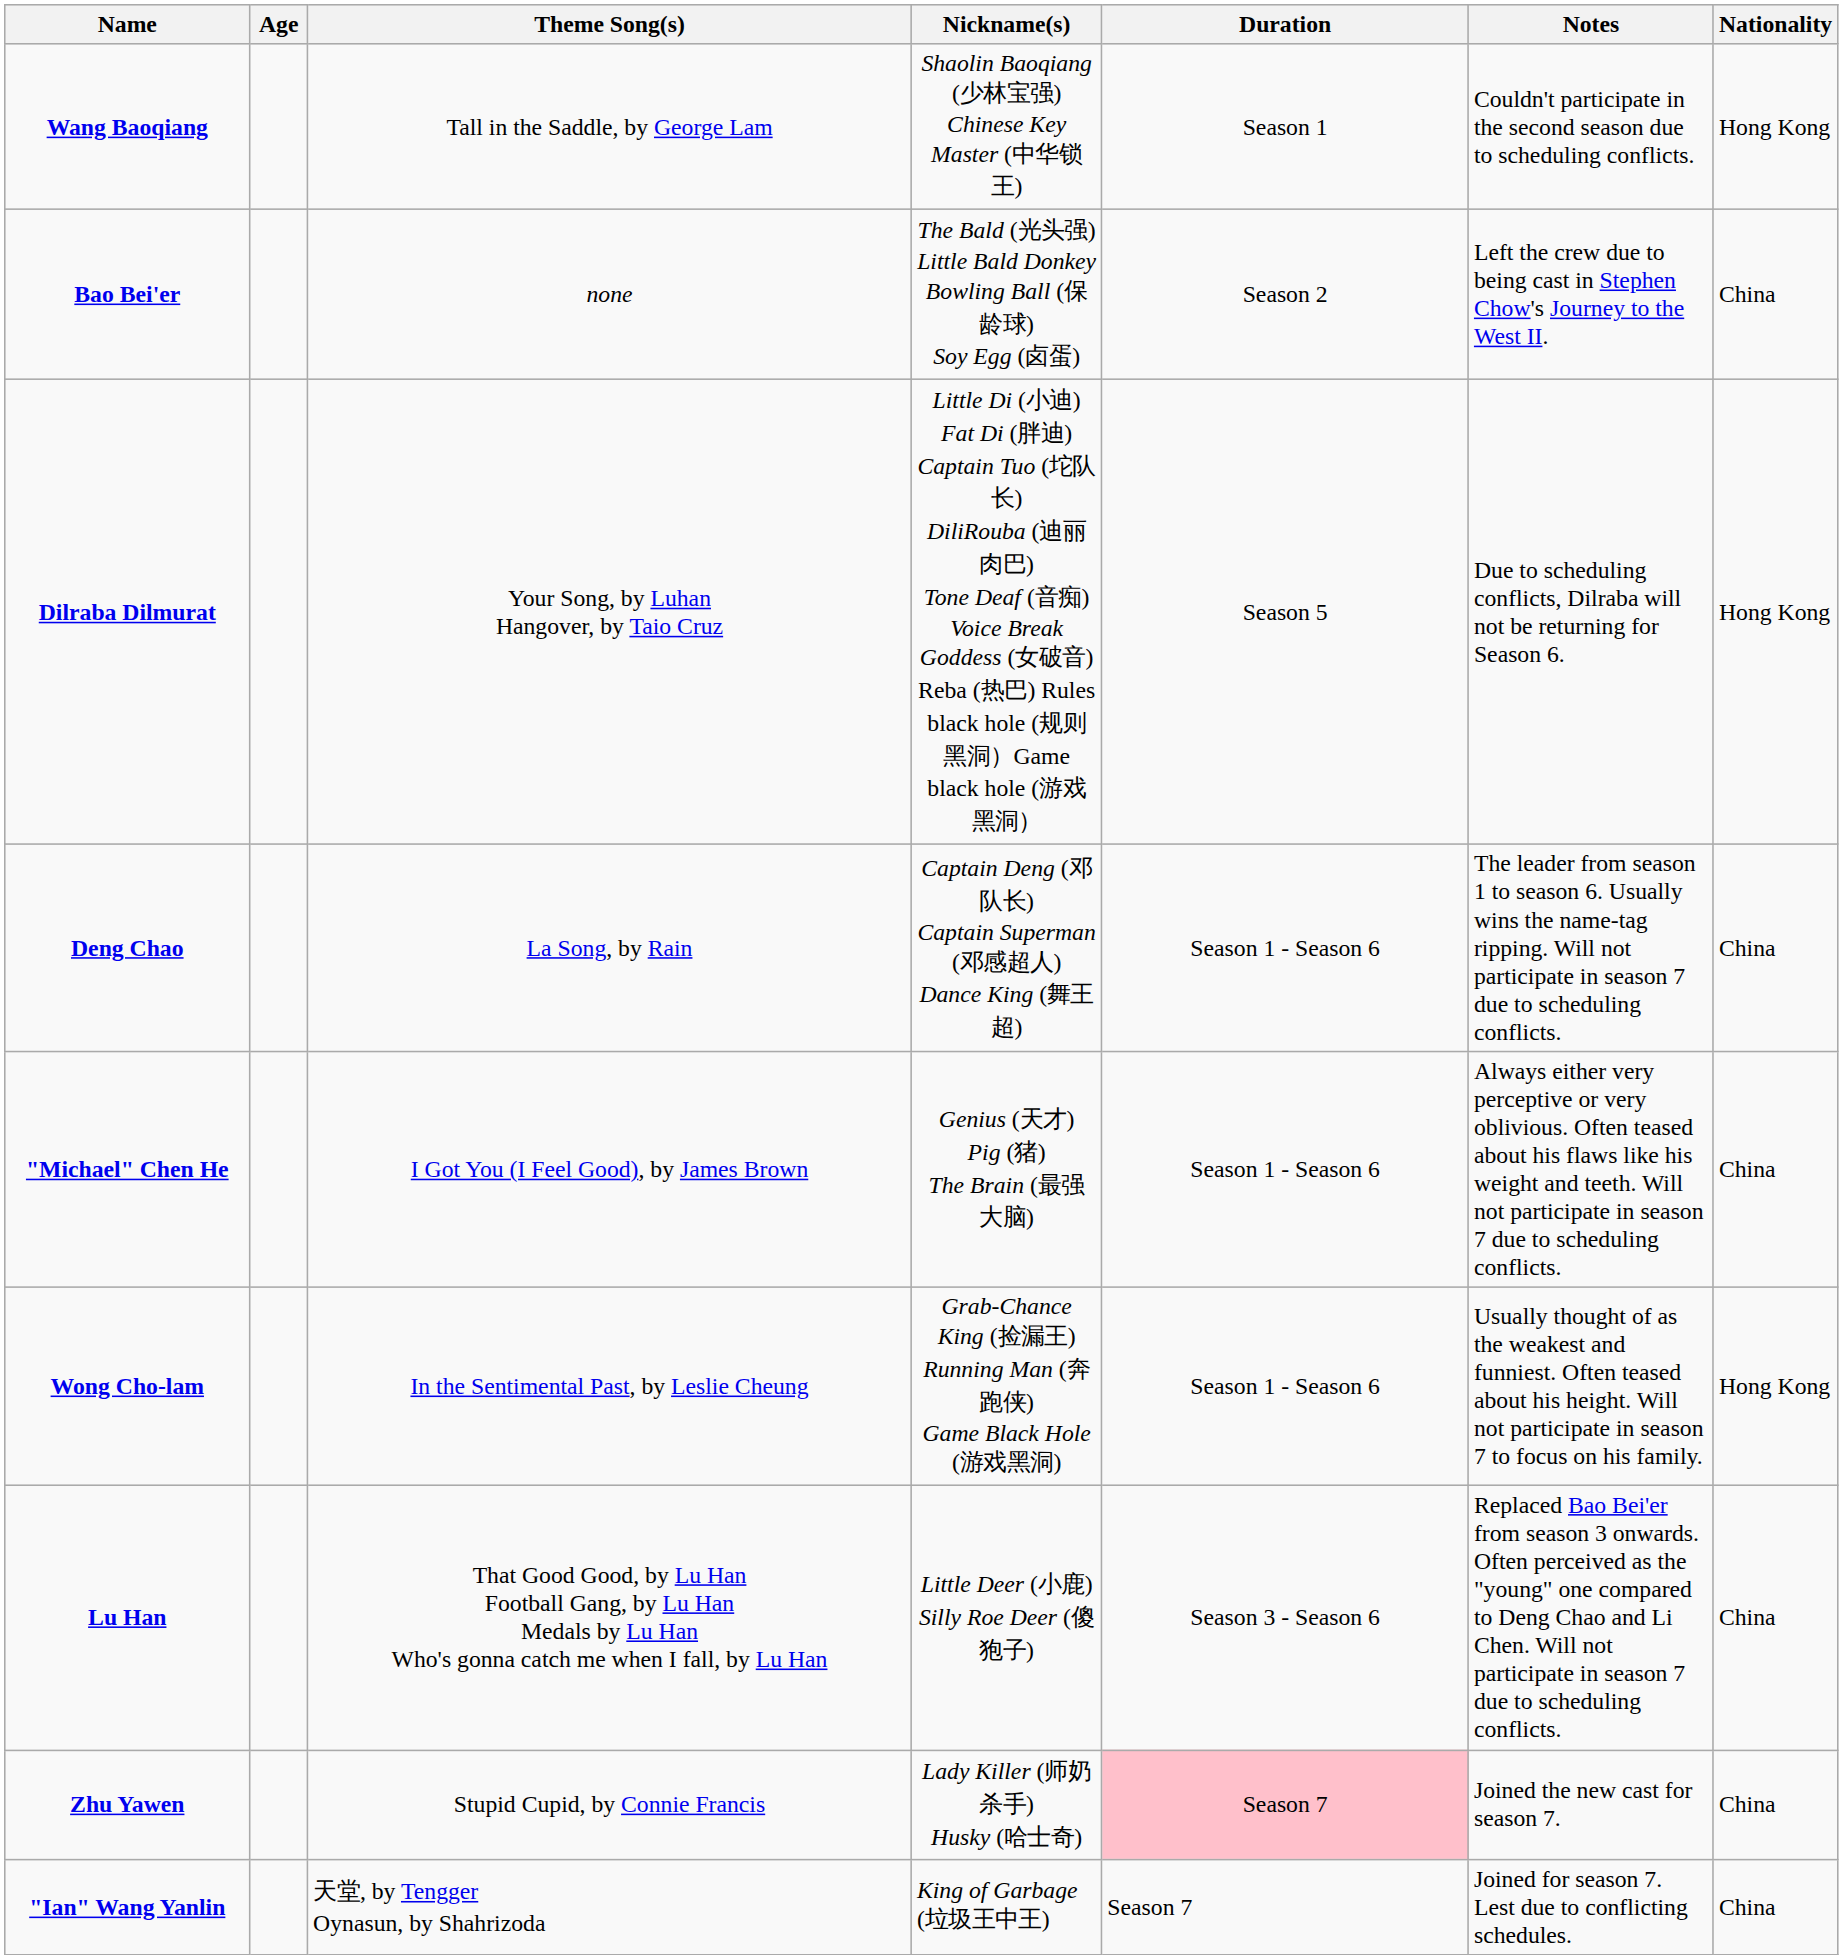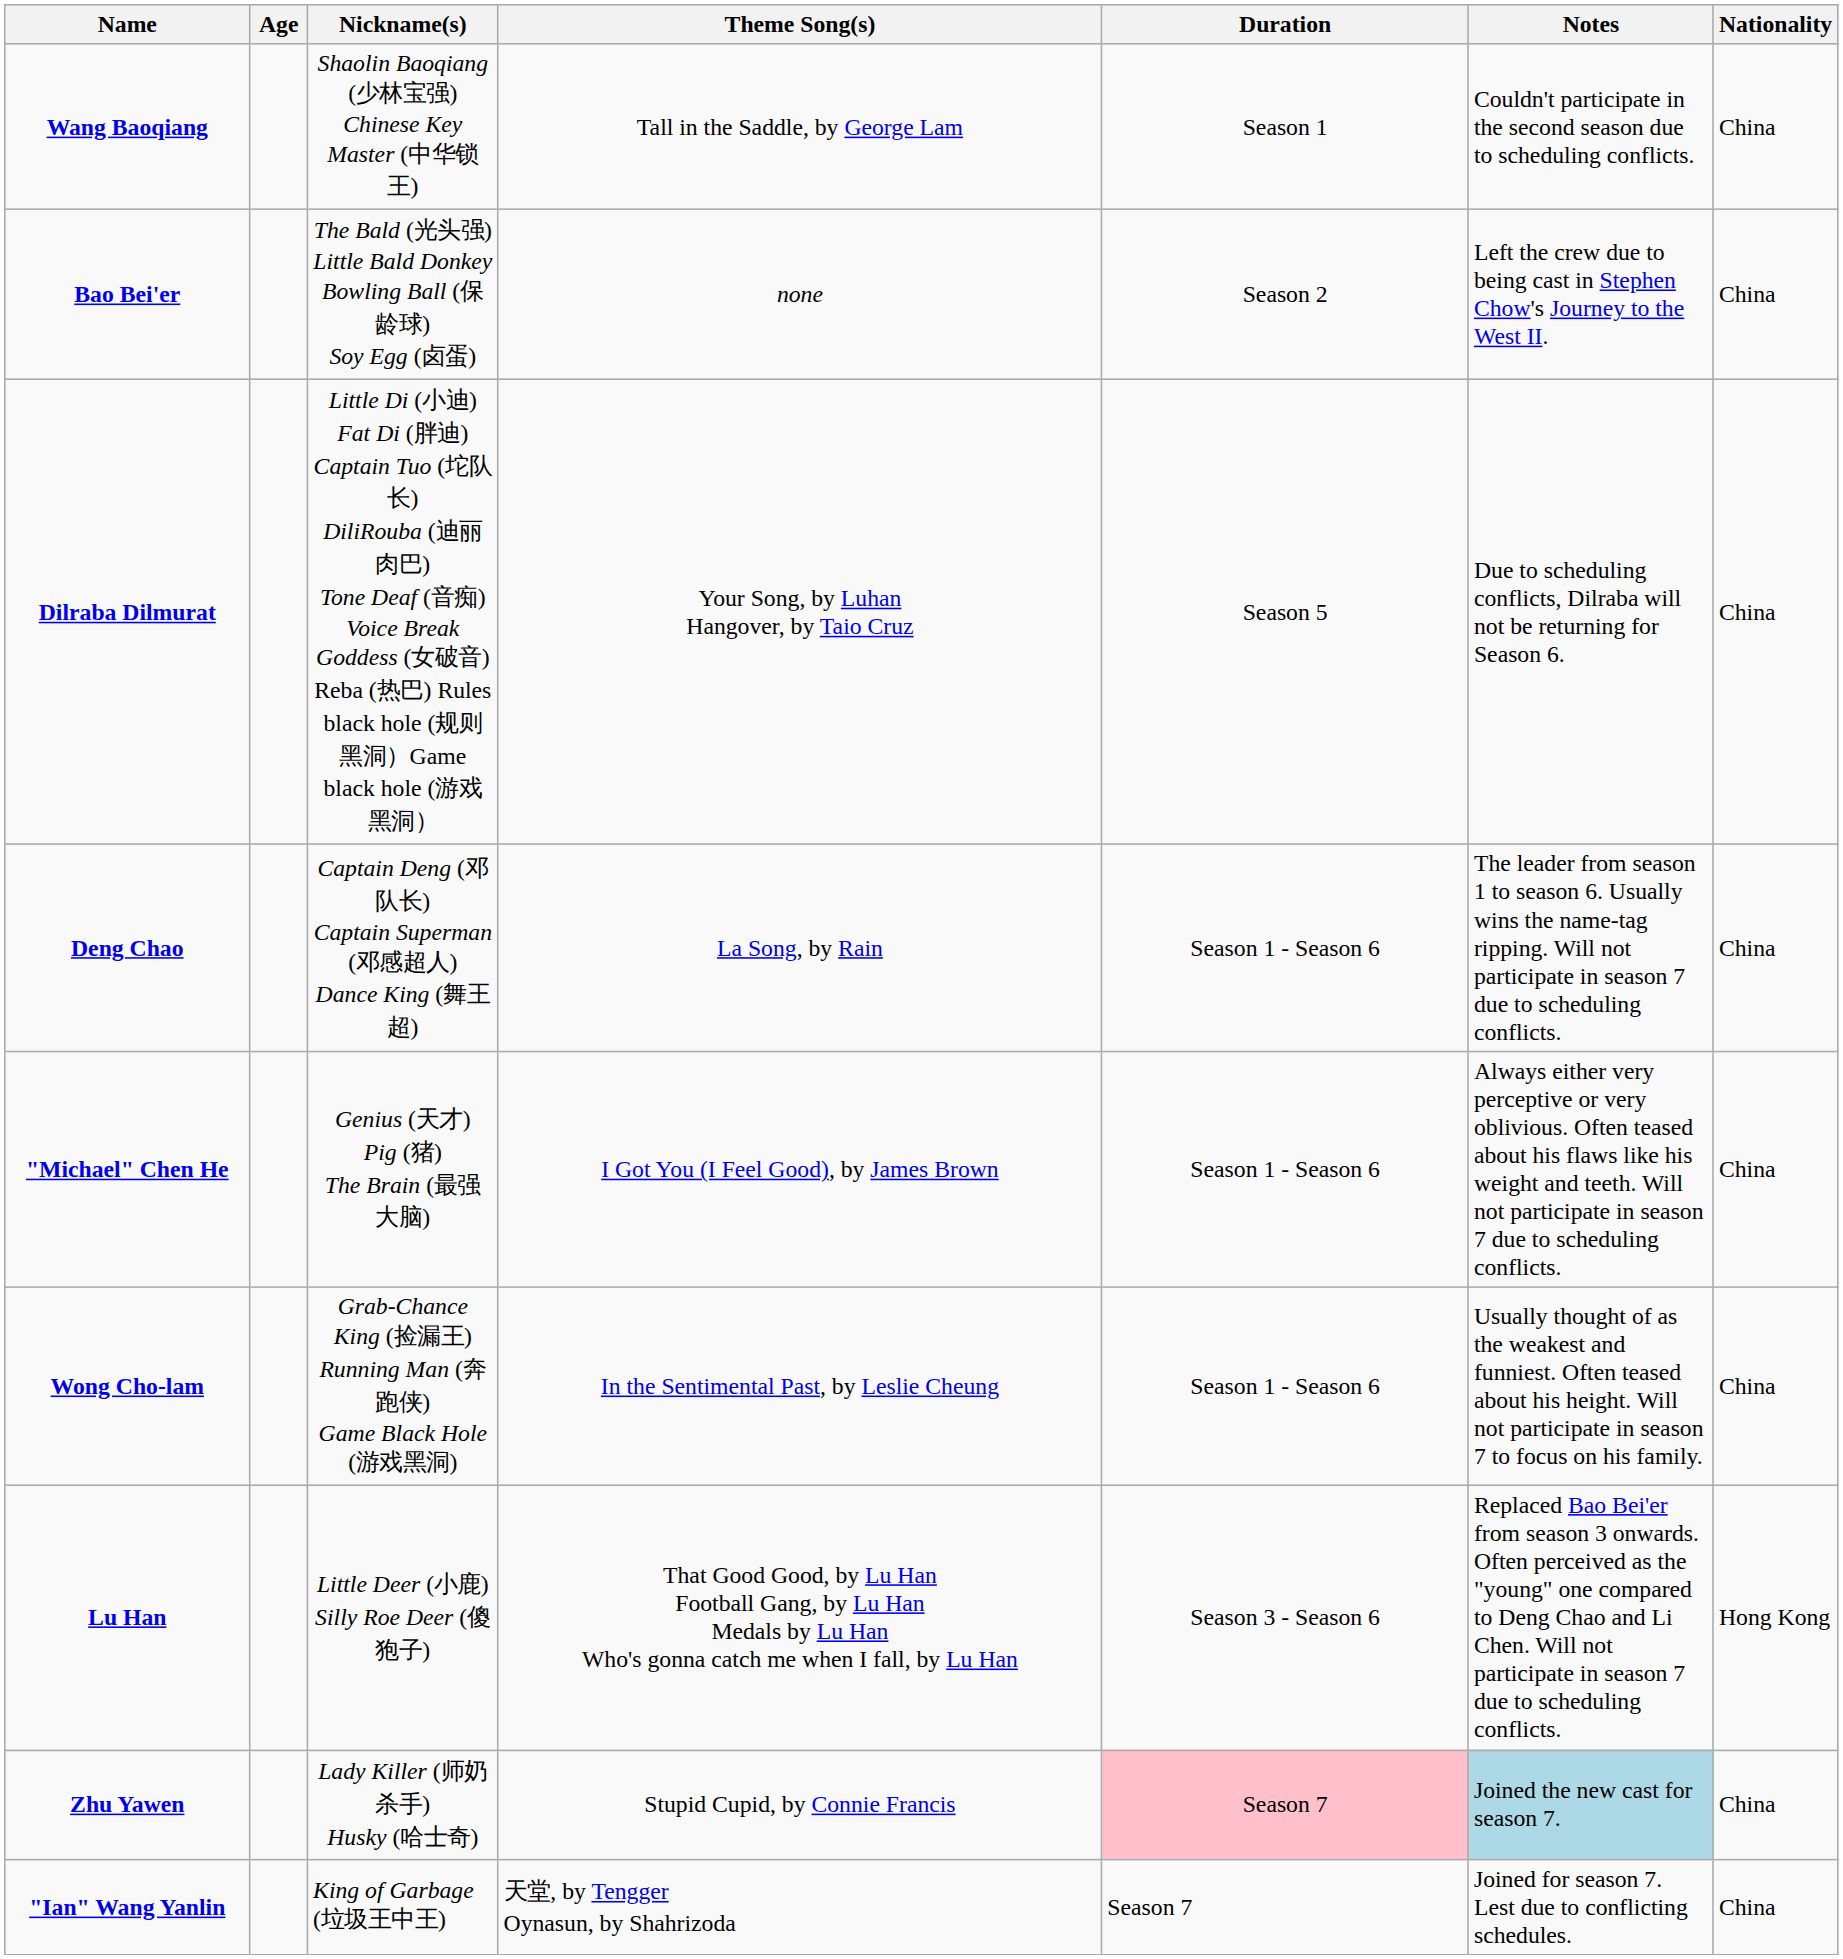columns swapped: (1007, 24) <-> (610, 24)
(1775, 126) Hong Kong -> (1747, 126) China
(1775, 611) Hong Kong -> (1747, 611) China
(1775, 1386) Hong Kong -> (1747, 1386) China
(1747, 1617) China -> (1775, 1617) Hong Kong
(1583, 1804) no background -> (1583, 1804) lightblue background
